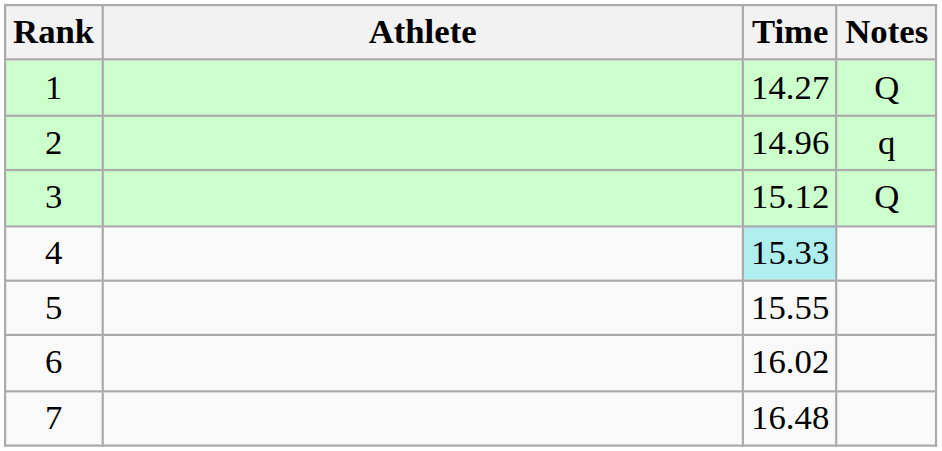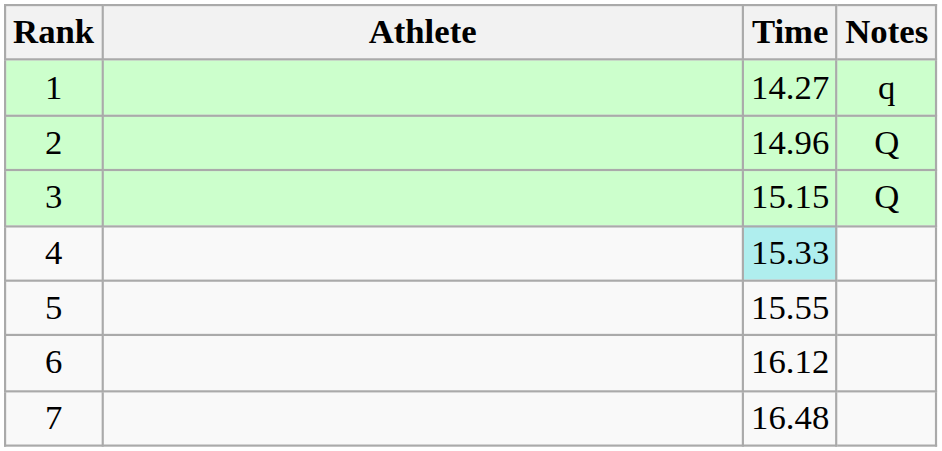(887, 87) Q -> (887, 87) q
(887, 142) q -> (887, 142) Q
(790, 197) 15.12 -> (790, 197) 15.15
(790, 362) 16.02 -> (790, 362) 16.12
